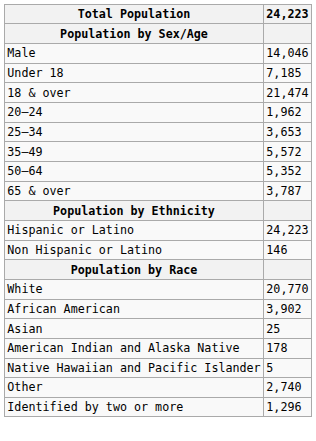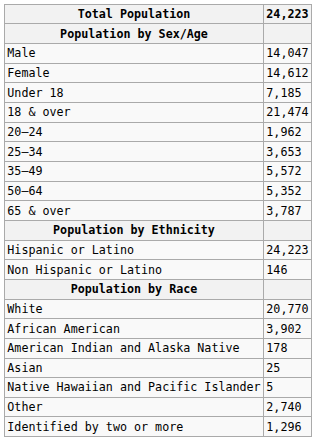(287, 53) 14,046 -> (287, 53) 14,047
+ row: (28, 73)
rows swapped: (25, 329) <-> (123, 348)
